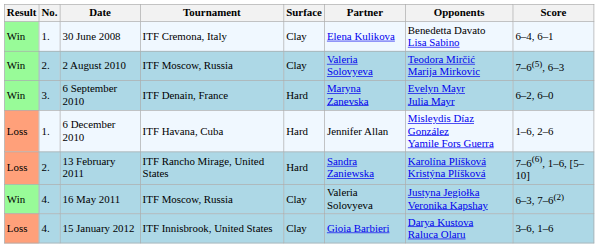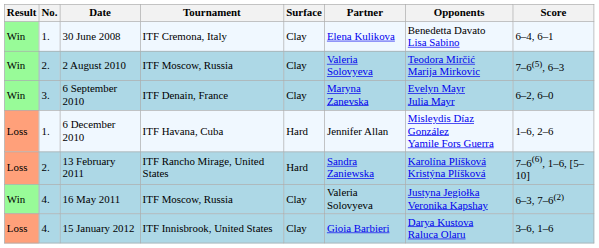(297, 95) Hard -> (296, 95) Clay
